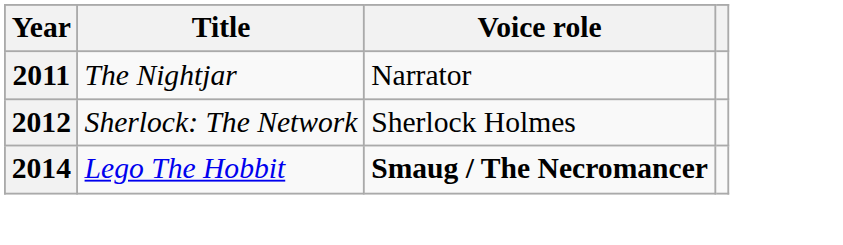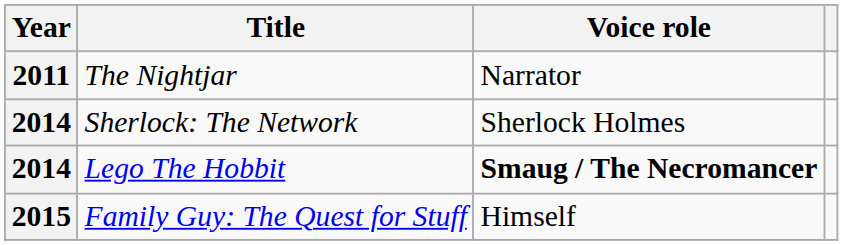(41, 121) 2012 -> (41, 121) 2014
+ row: (276, 215)
